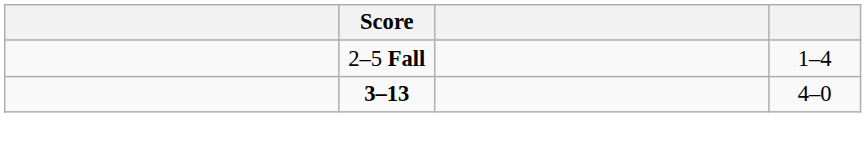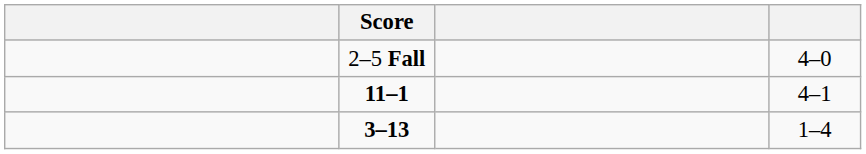(815, 58) 1–4 -> (815, 58) 4–0
+ row: (387, 93)
(815, 93) 4–0 -> (815, 129) 1–4
